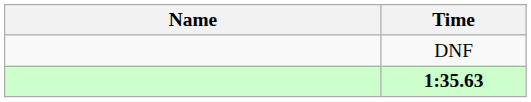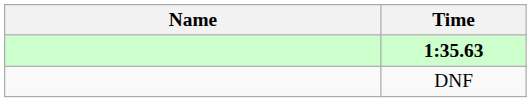rows swapped: (454, 81) <-> (454, 50)
